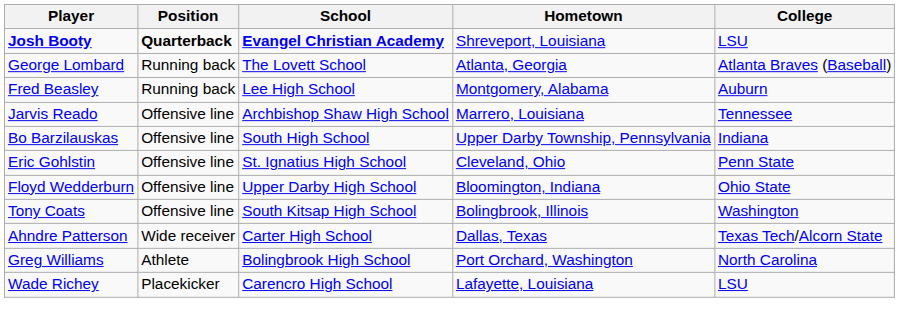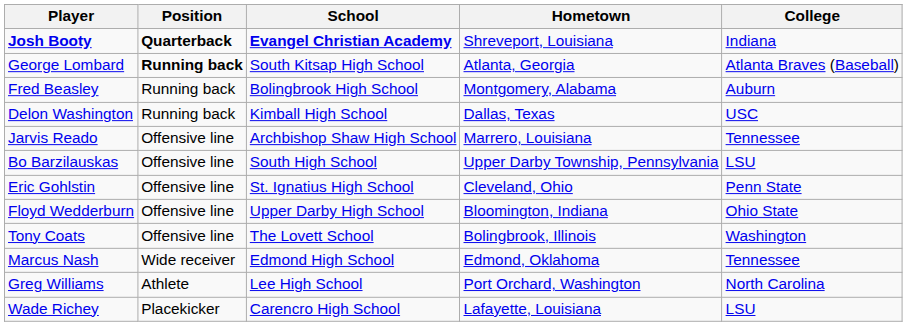(733, 41) LSU -> (751, 41) Indiana
(188, 65) normal -> (192, 65) bold
(304, 65) The Lovett School -> (337, 65) South Kitsap High School
(299, 89) Lee High School -> (334, 89) Bolingbrook High School
+ row: (70, 114)
(743, 138) Indiana -> (741, 162) LSU
(329, 211) South Kitsap High School -> (312, 235) The Lovett School
+ row: (53, 260)
- row: (68, 235)
(326, 260) Bolingbrook High School -> (306, 284) Lee High School
